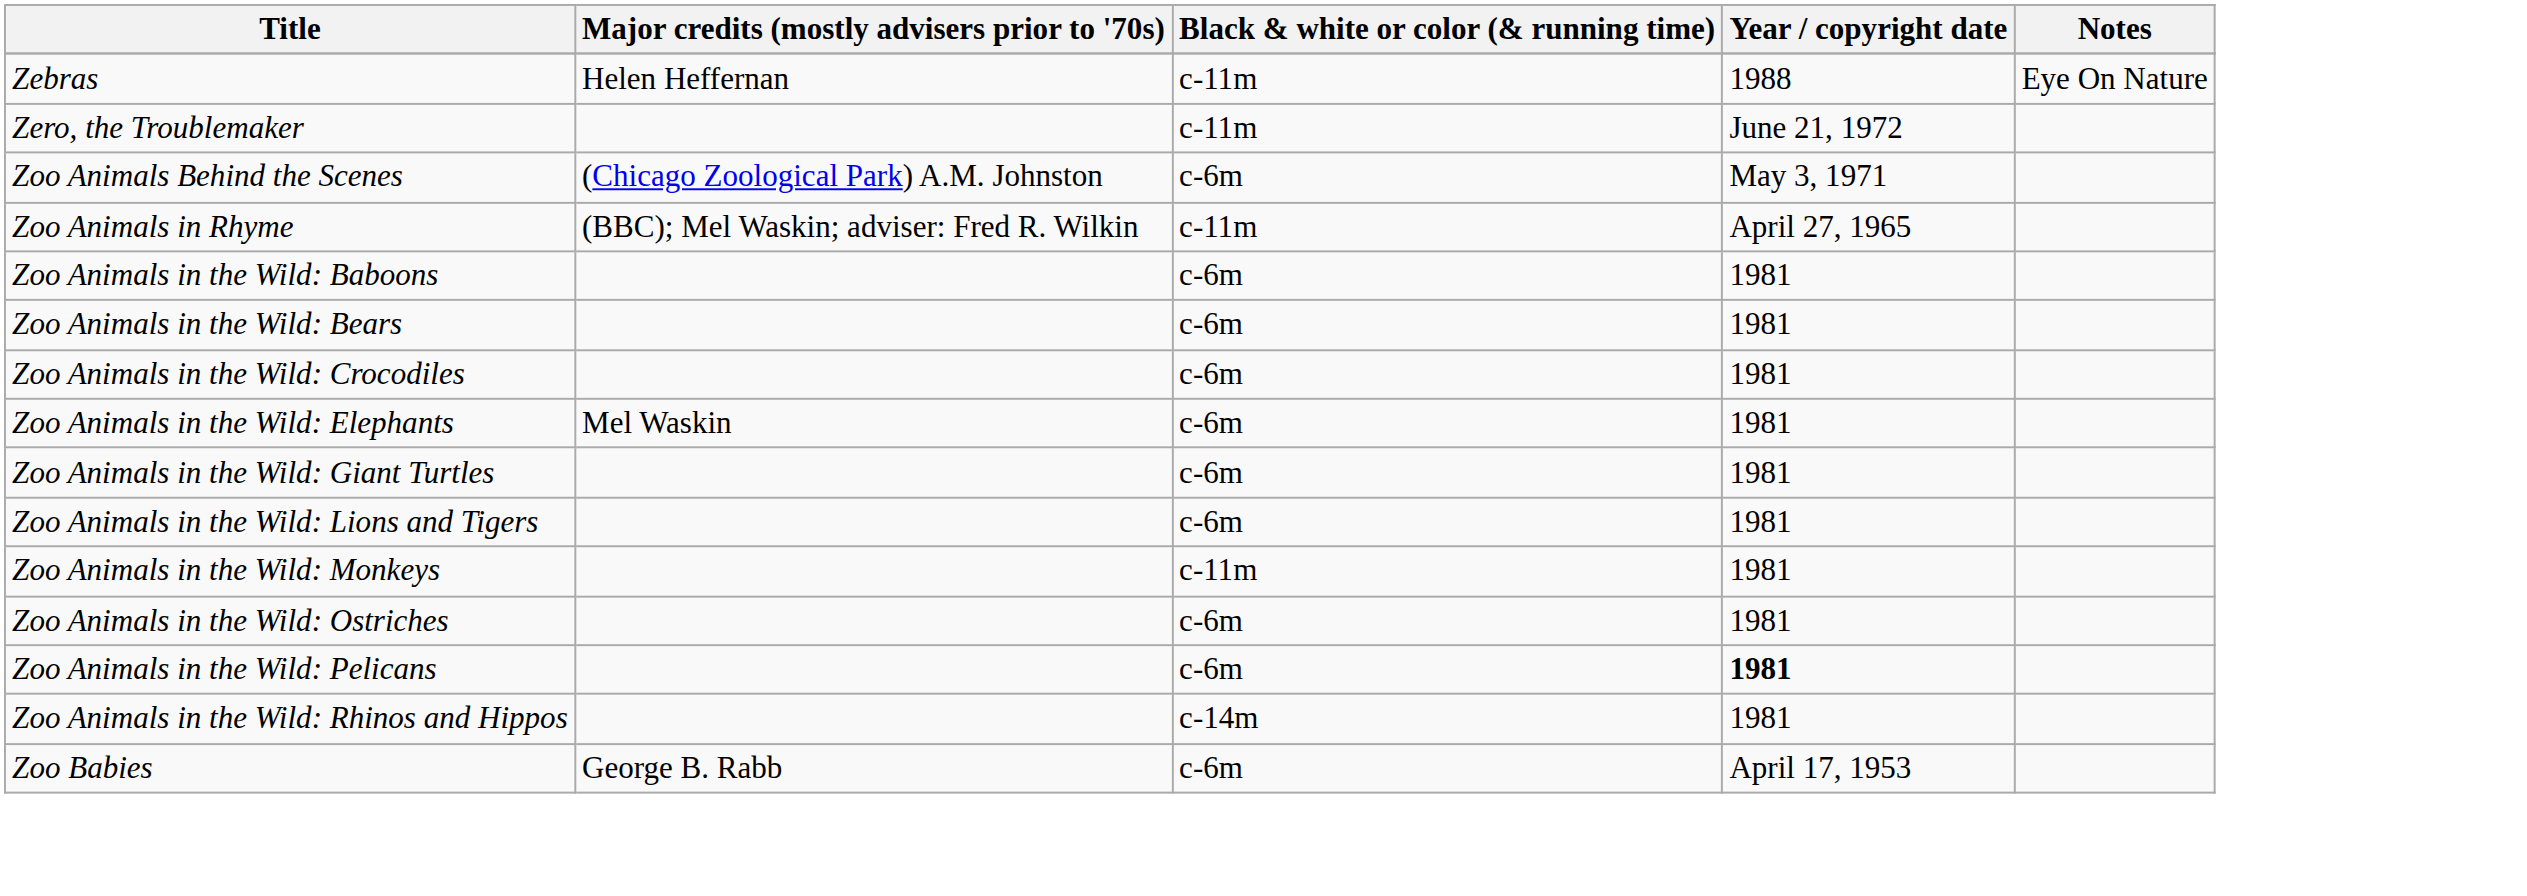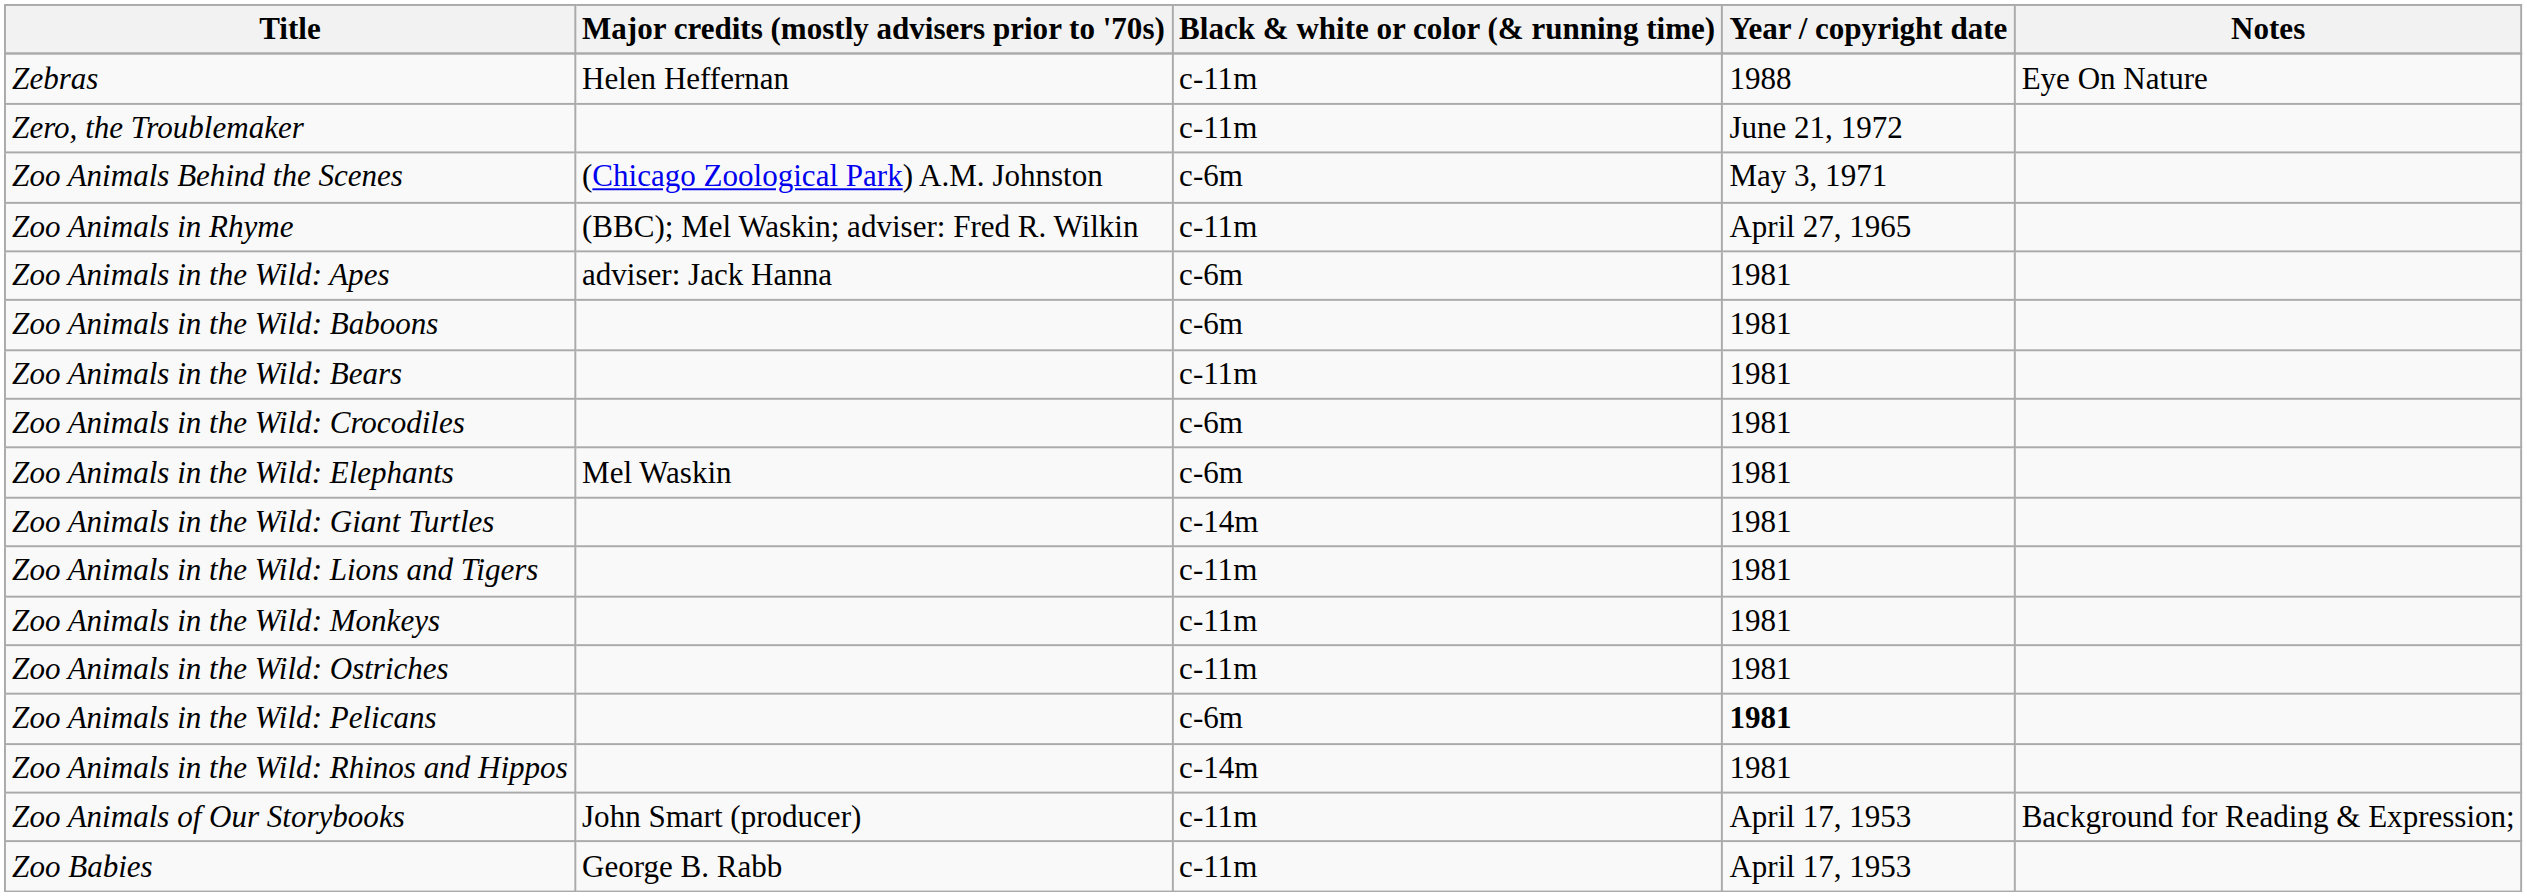+ row: (201, 275)
(1211, 324) c-6m -> (1218, 373) c-11m
(1211, 472) c-6m -> (1219, 521) c-14m
(1211, 521) c-6m -> (1218, 570) c-11m
(1211, 619) c-6m -> (1218, 669) c-11m
+ row: (208, 816)
(1211, 767) c-6m -> (1218, 865) c-11m
